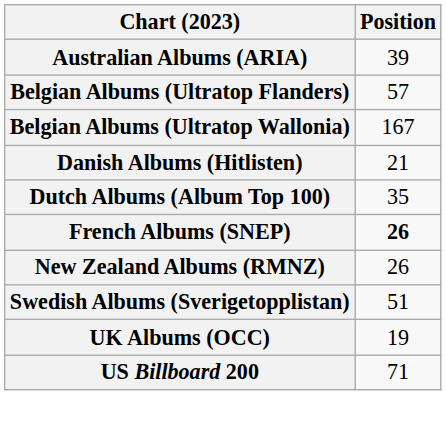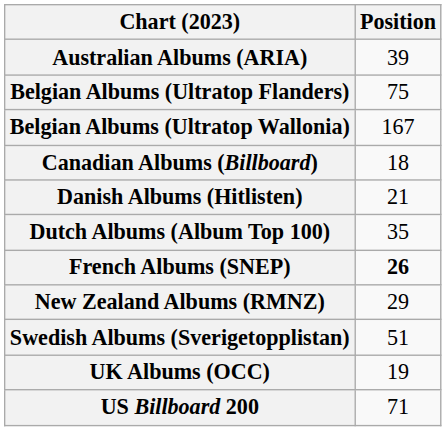(398, 92) 57 -> (398, 92) 75
+ row: (180, 162)
(398, 267) 26 -> (398, 302) 29
